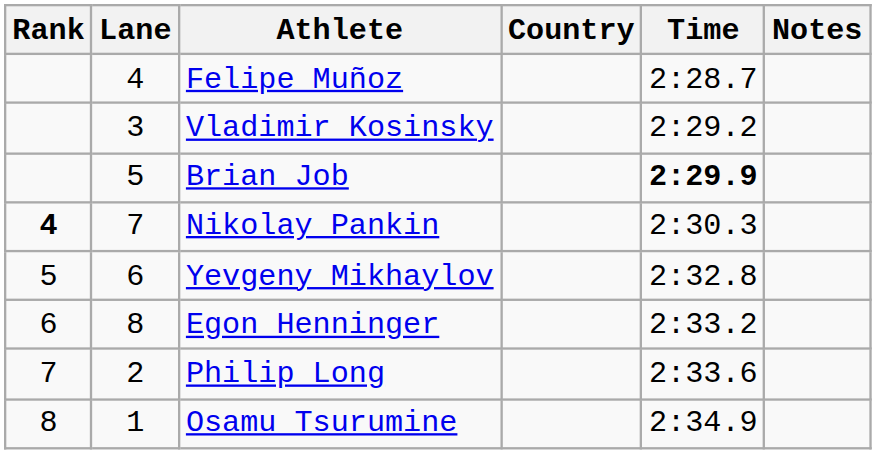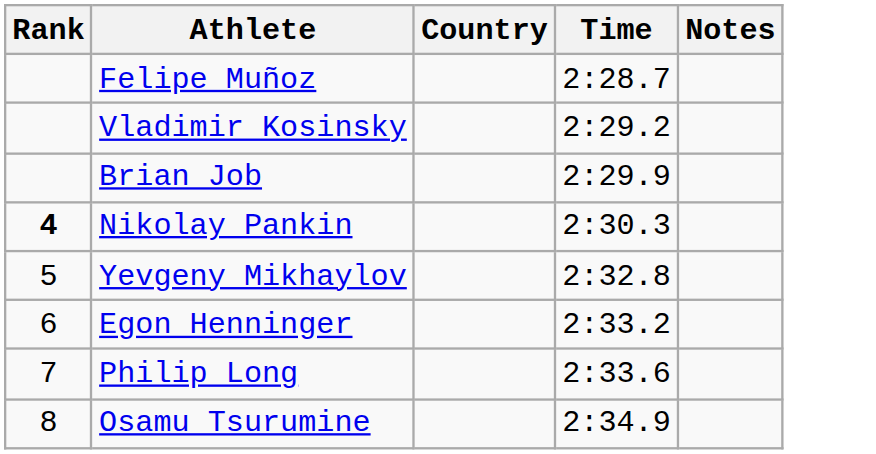- column: (135, 30)
(703, 177) bold -> (617, 177) normal
